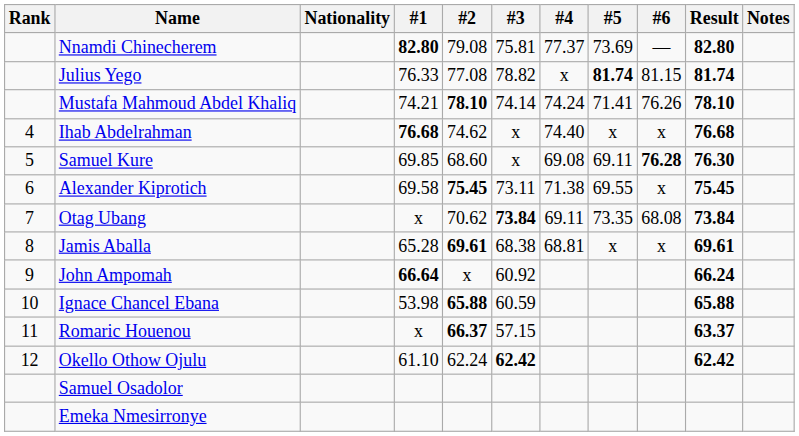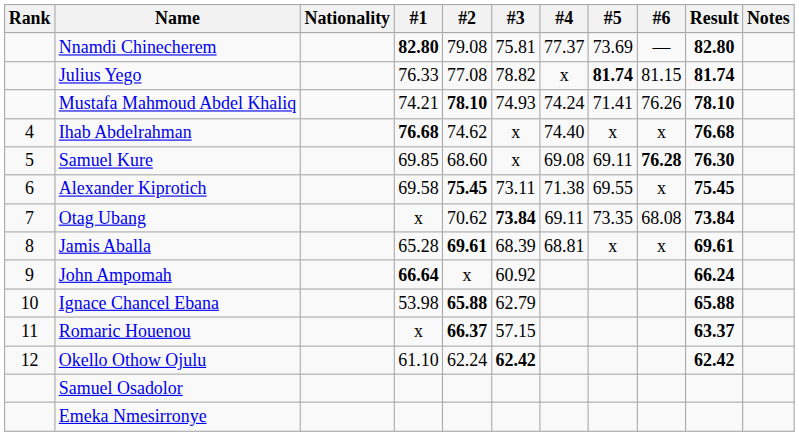(516, 103) 74.14 -> (516, 103) 74.93
(516, 246) 68.38 -> (516, 246) 68.39
(516, 302) 60.59 -> (516, 302) 62.79
